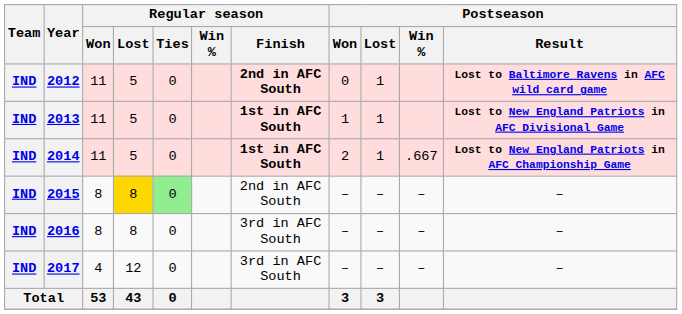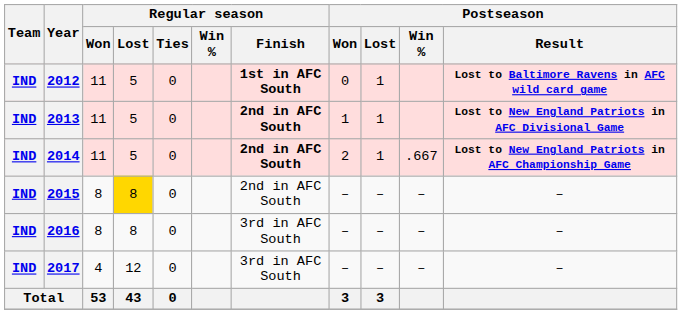(281, 83) 2nd in AFC South -> (281, 83) 1st in AFC South
(281, 120) 1st in AFC South -> (281, 120) 2nd in AFC South
(281, 157) 1st in AFC South -> (281, 157) 2nd in AFC South
(173, 195) lightgreen background -> (173, 195) no background
